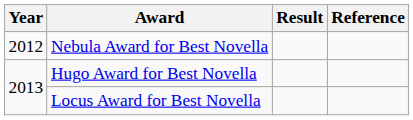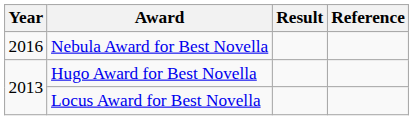(26, 45) 2012 -> (26, 45) 2016
